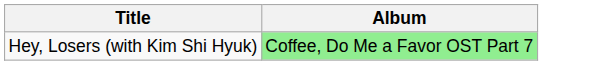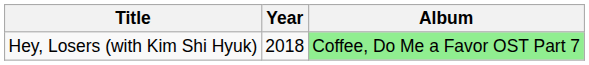+ column: (285, 18)
